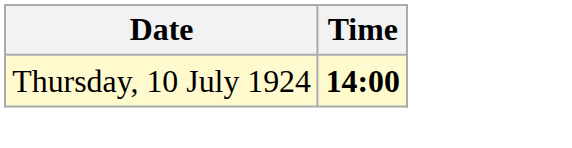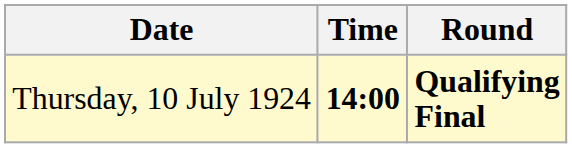+ column: (487, 29)
